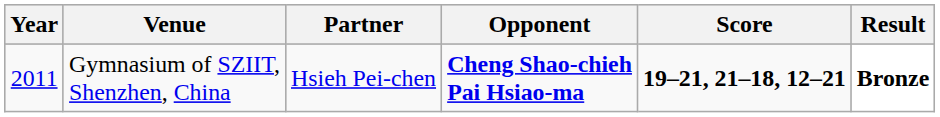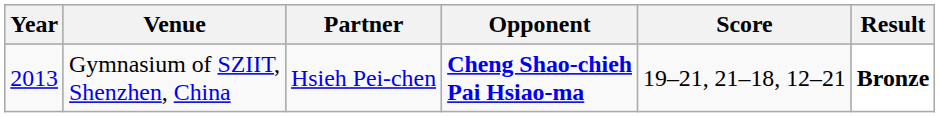(34, 77) 2011 -> (34, 77) 2013
(744, 77) bold -> (744, 77) normal
